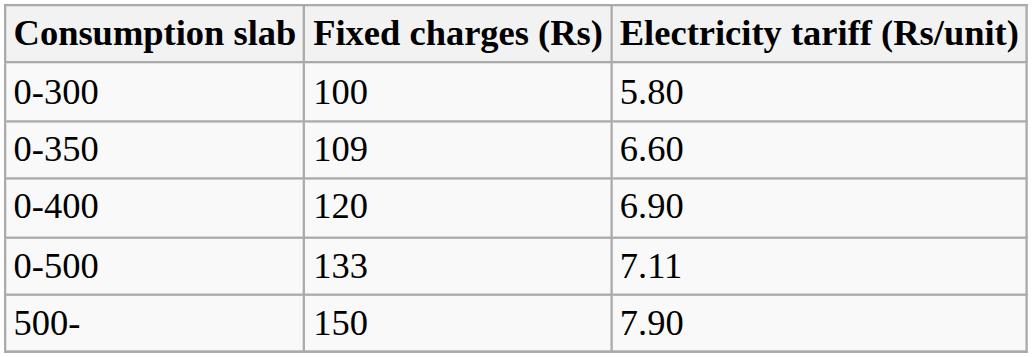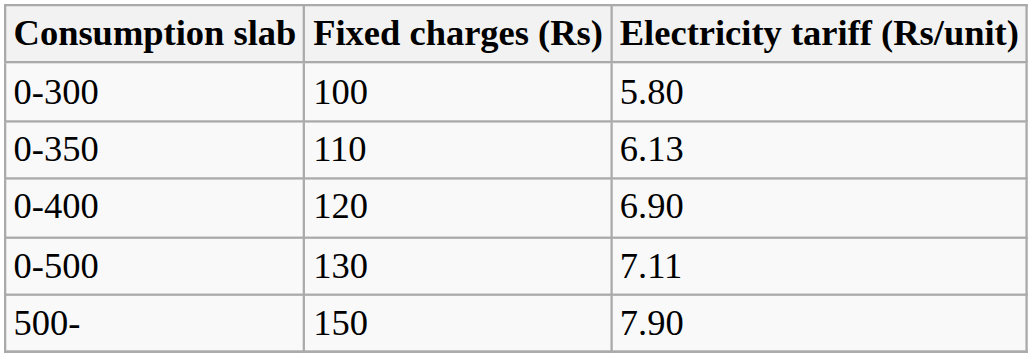(341, 149) 109 -> (340, 149) 110
(652, 149) 6.60 -> (652, 149) 6.13
(341, 264) 133 -> (341, 264) 130
